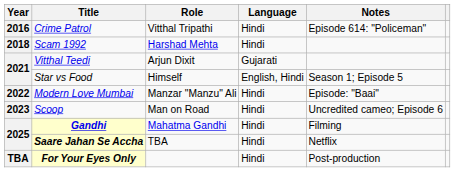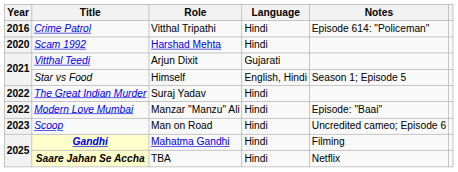(18, 45) 2018 -> (18, 45) 2020
+ row: (90, 93)
- row: (89, 158)
